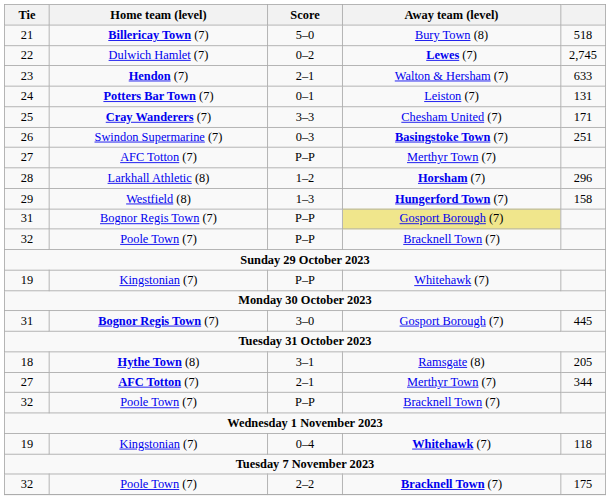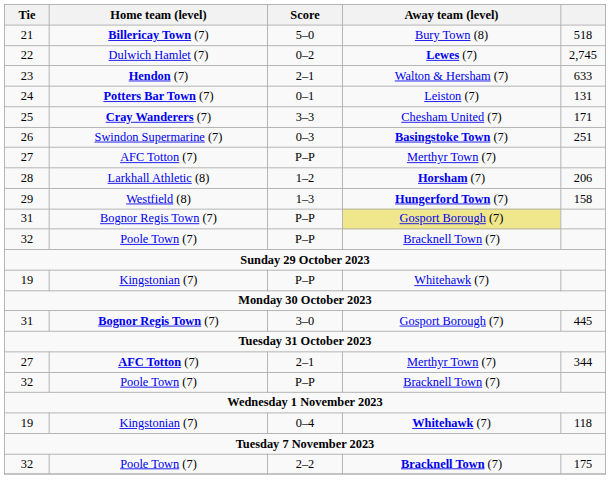(583, 178) 296 -> (583, 178) 206
- row: (27, 362)
